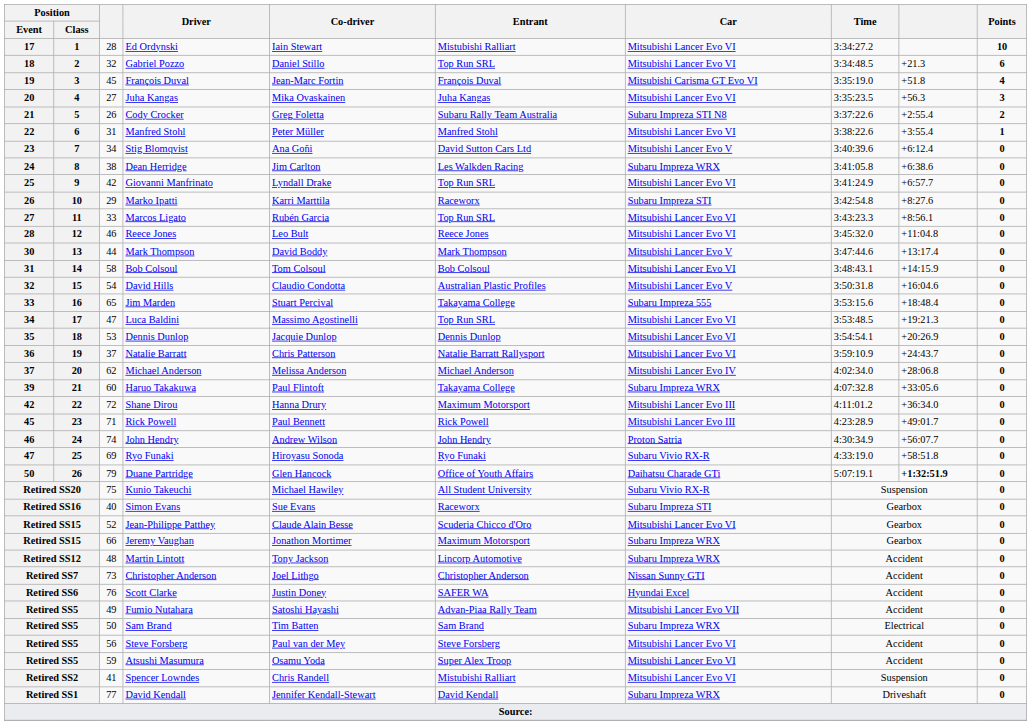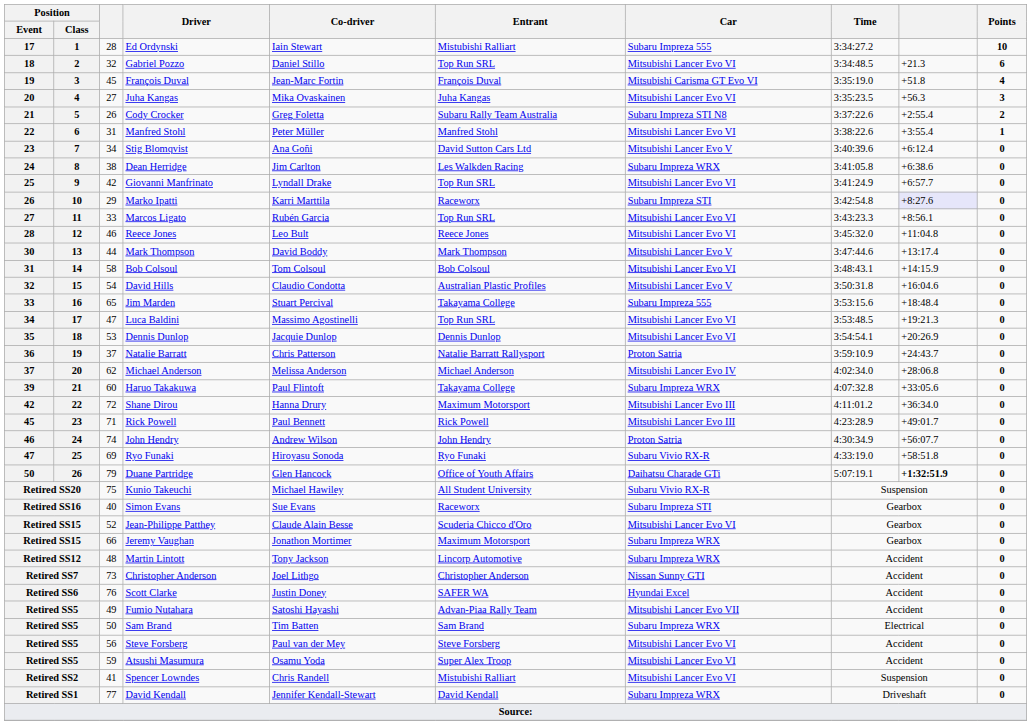(682, 46) Mitsubishi Lancer Evo VI -> (670, 46) Subaru Impreza 555
(917, 200) no background -> (917, 200) lavender background
(682, 353) Mitsubishi Lancer Evo VI -> (655, 353) Proton Satria
